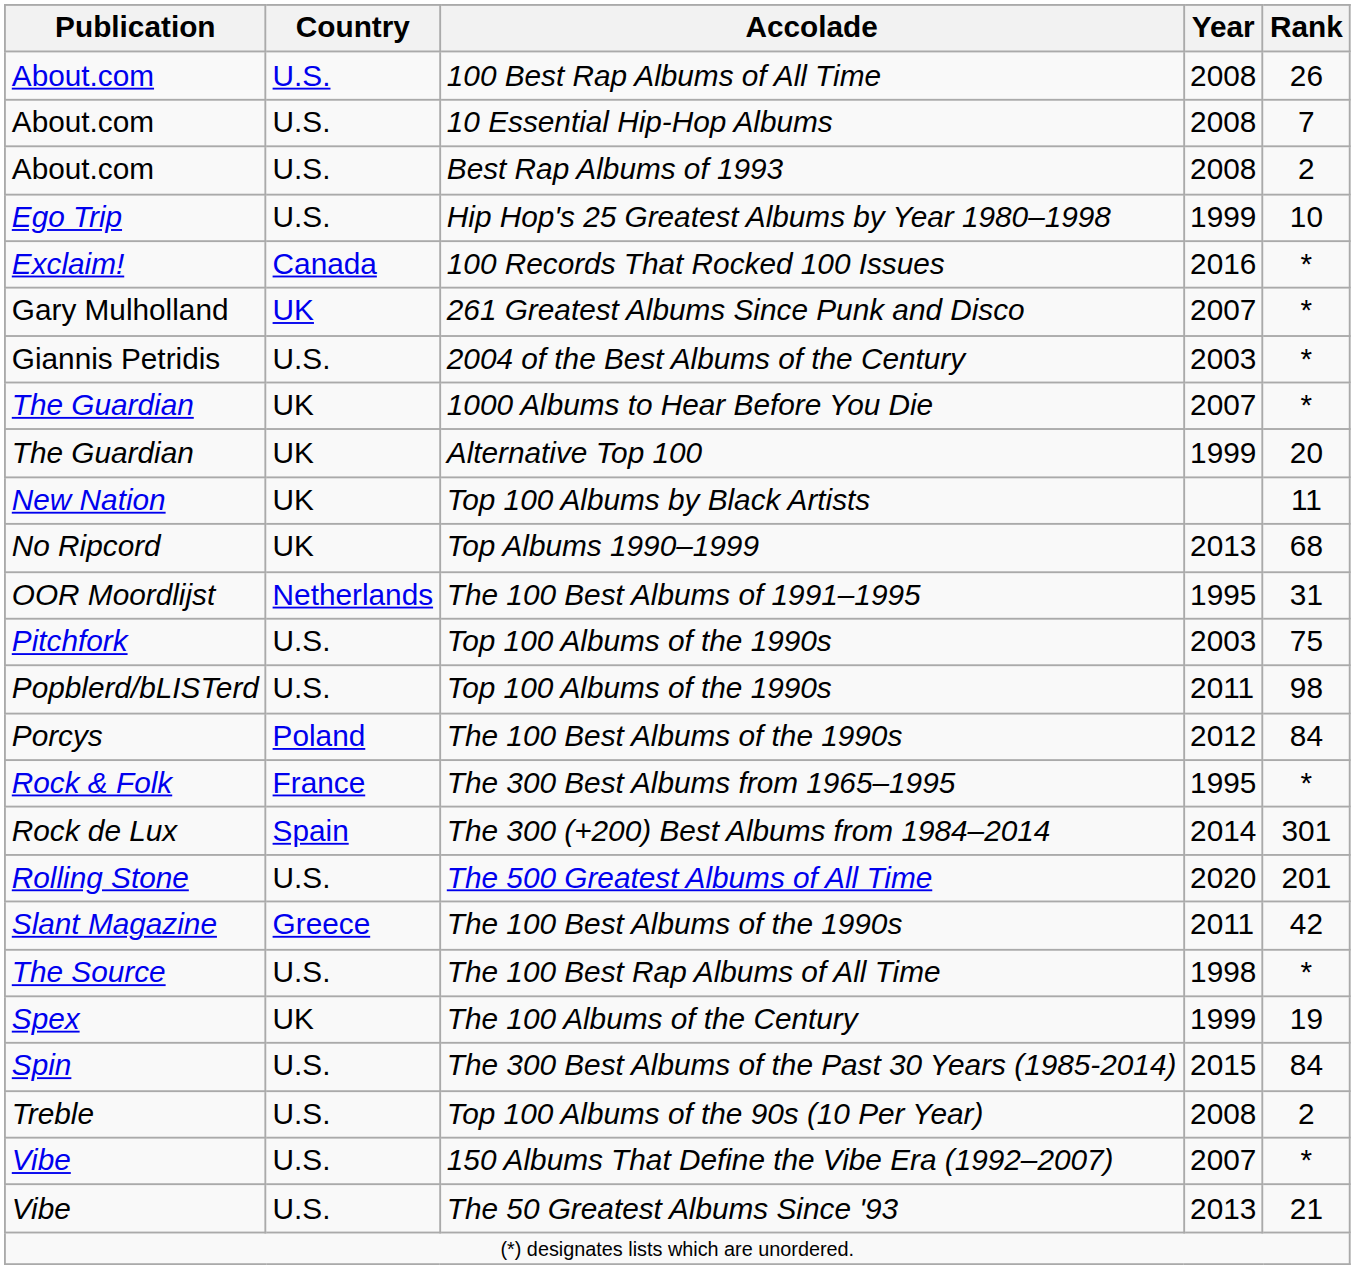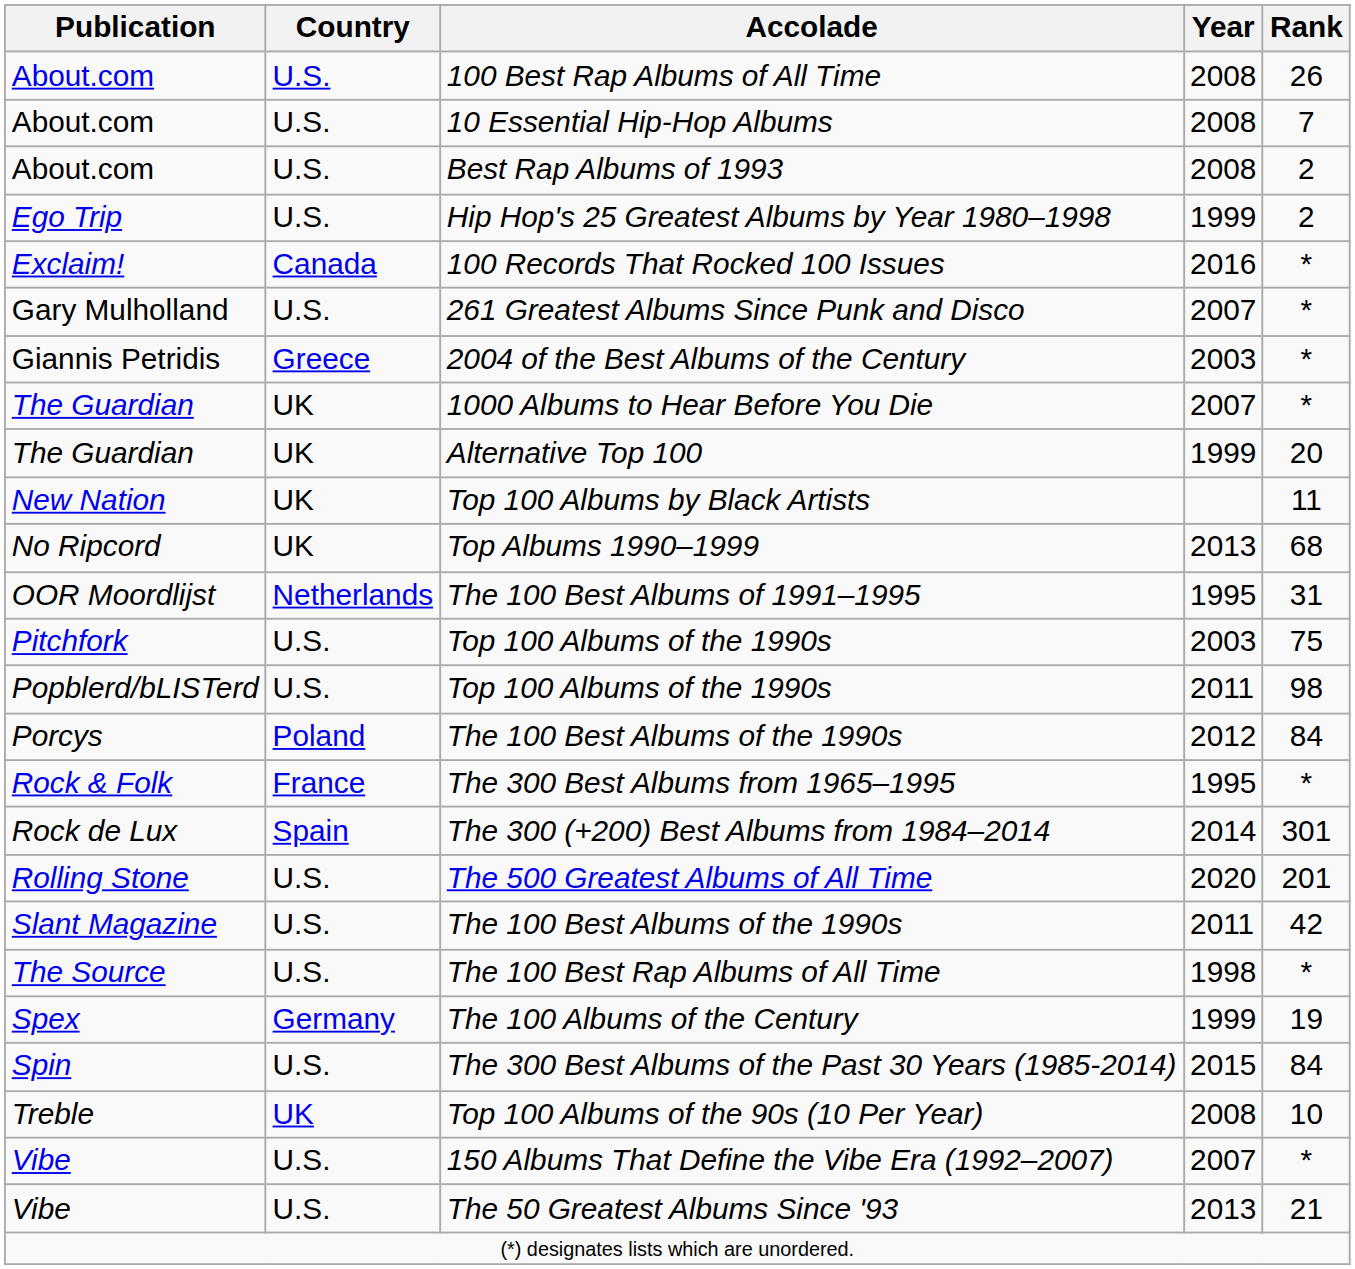(1306, 216) 10 -> (1306, 216) 2
(293, 311) UK -> (302, 311) U.S.
(302, 358) U.S. -> (321, 358) Greece
(321, 924) Greece -> (302, 924) U.S.
(293, 1019) UK -> (334, 1019) Germany
(302, 1113) U.S. -> (293, 1113) UK
(1306, 1113) 2 -> (1306, 1113) 10
